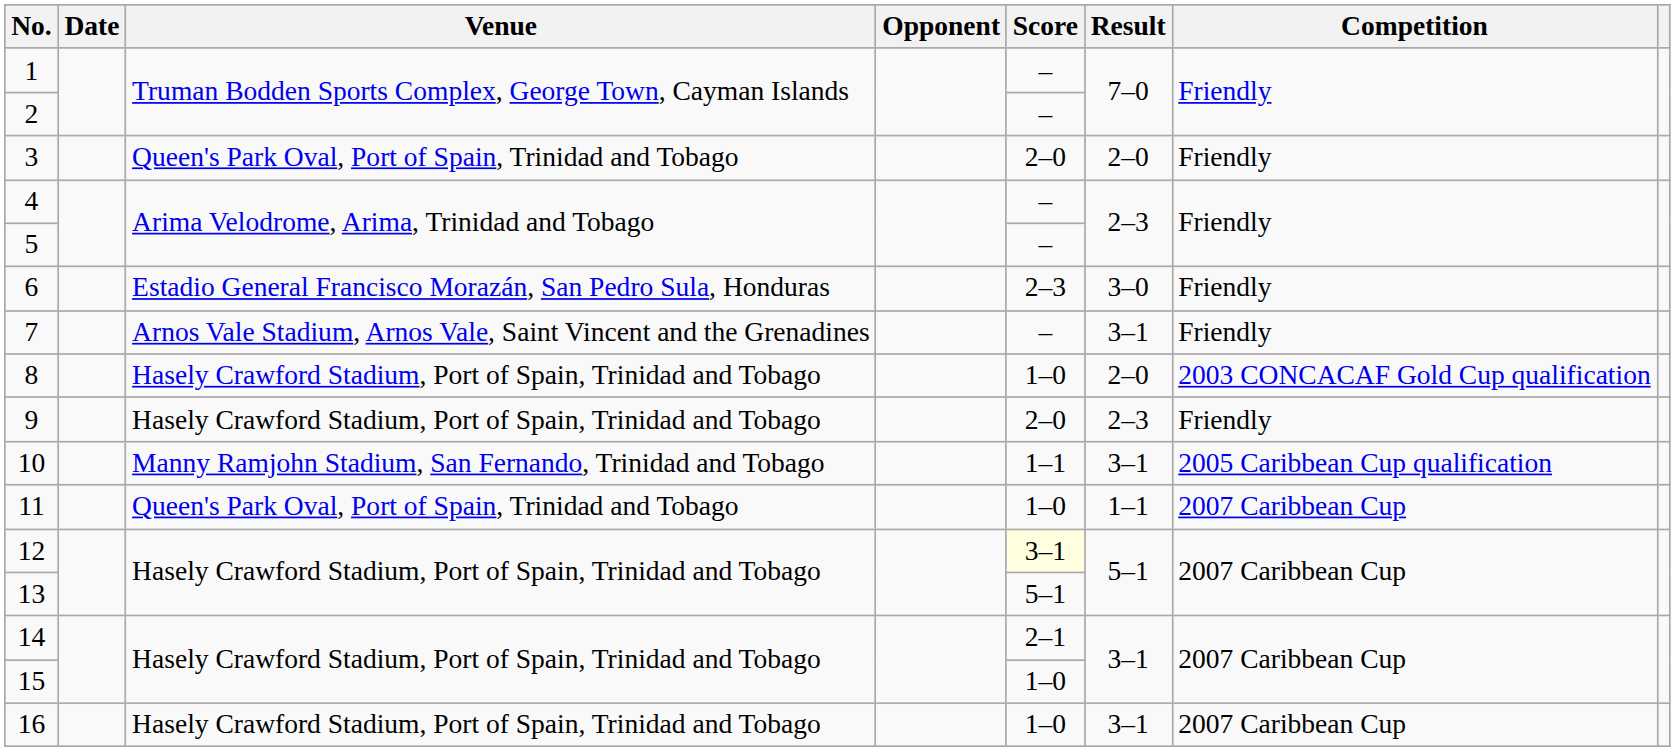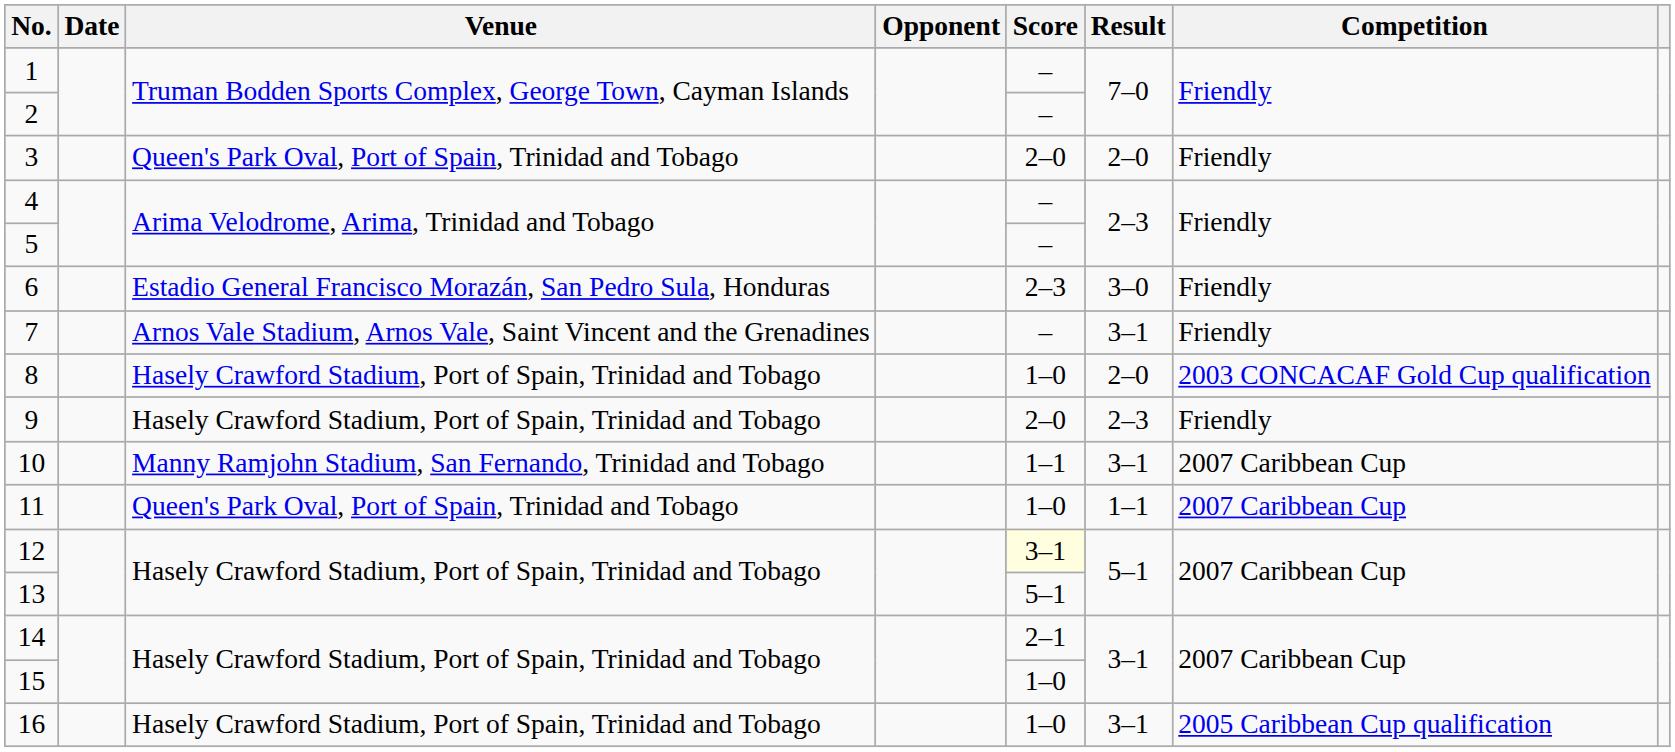(1365, 462) 2005 Caribbean Cup qualification -> (1292, 462) 2007 Caribbean Cup
(1292, 724) 2007 Caribbean Cup -> (1365, 724) 2005 Caribbean Cup qualification
